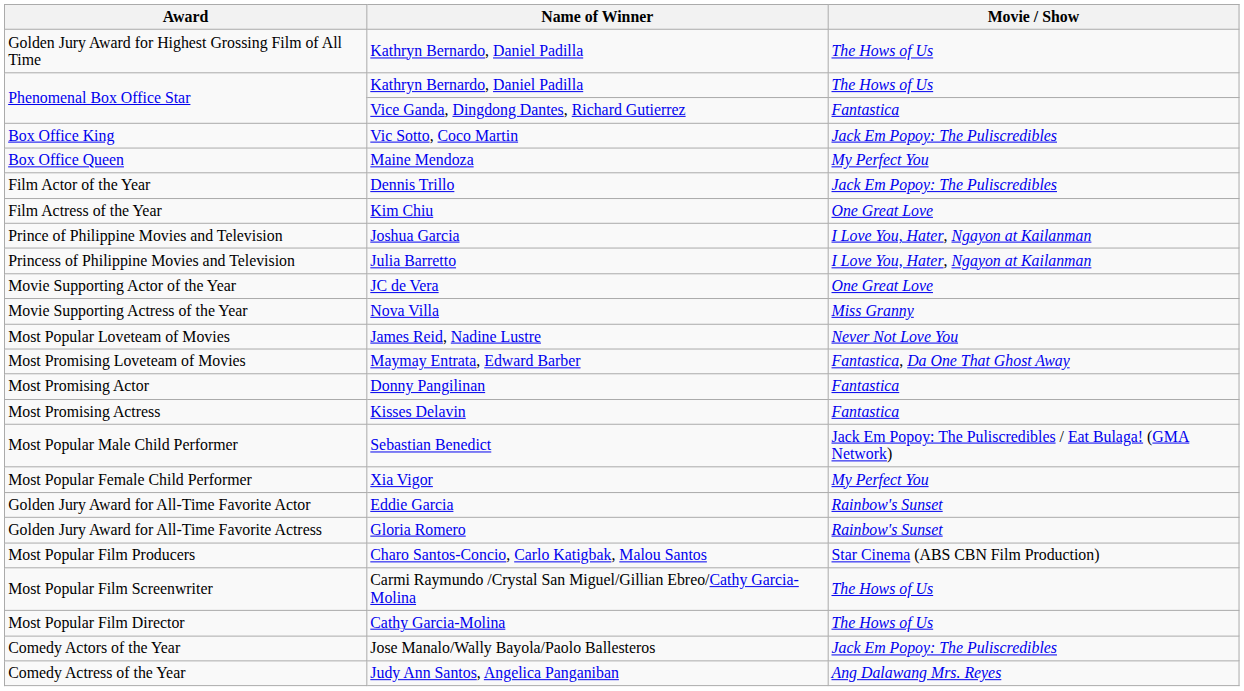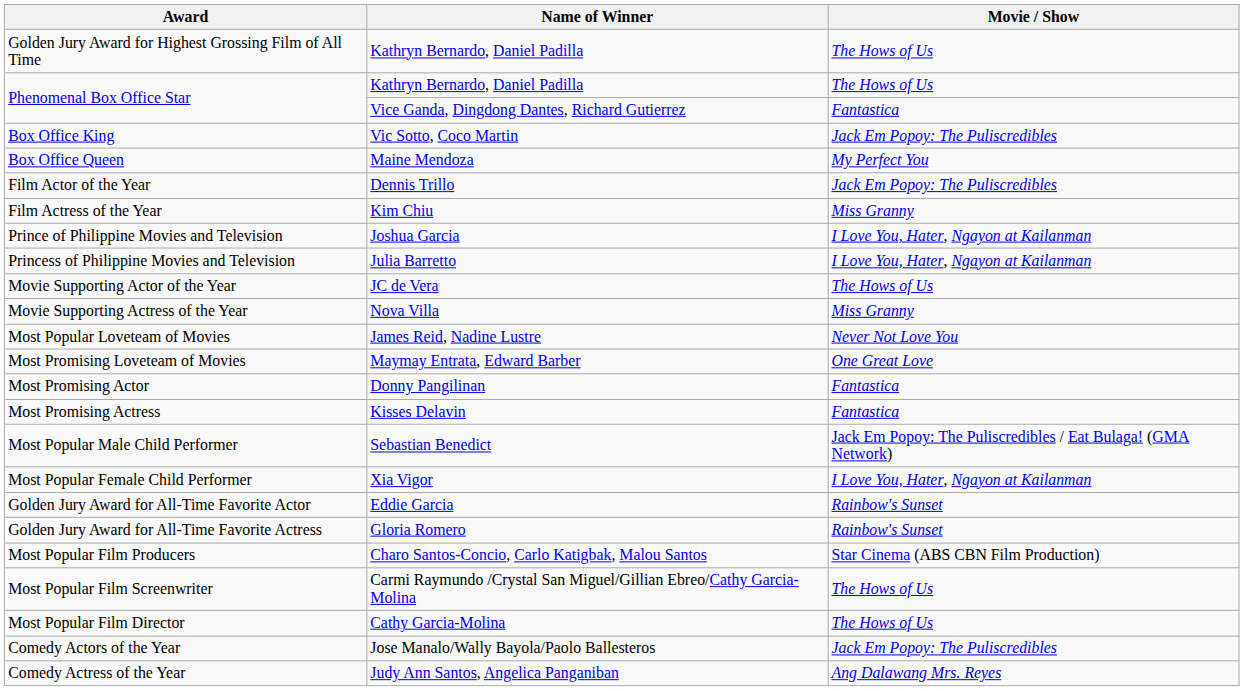(882, 210) One Great Love -> (873, 210) Miss Granny
(882, 286) One Great Love -> (882, 286) The Hows of Us
(951, 361) Fantastica, Da One That Ghost Away -> (882, 361) One Great Love
(880, 479) My Perfect You -> (961, 479) I Love You, Hater, Ngayon at Kailanman
